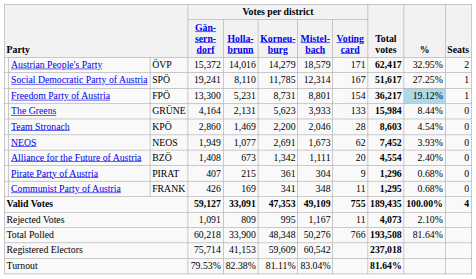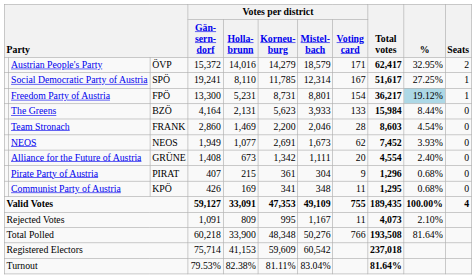(169, 111) GRÜNE -> (162, 111) BZÖ
(162, 127) KPÖ -> (169, 127) FRANK
(162, 158) BZÖ -> (169, 158) GRÜNE
(169, 188) FRANK -> (162, 188) KPÖ
